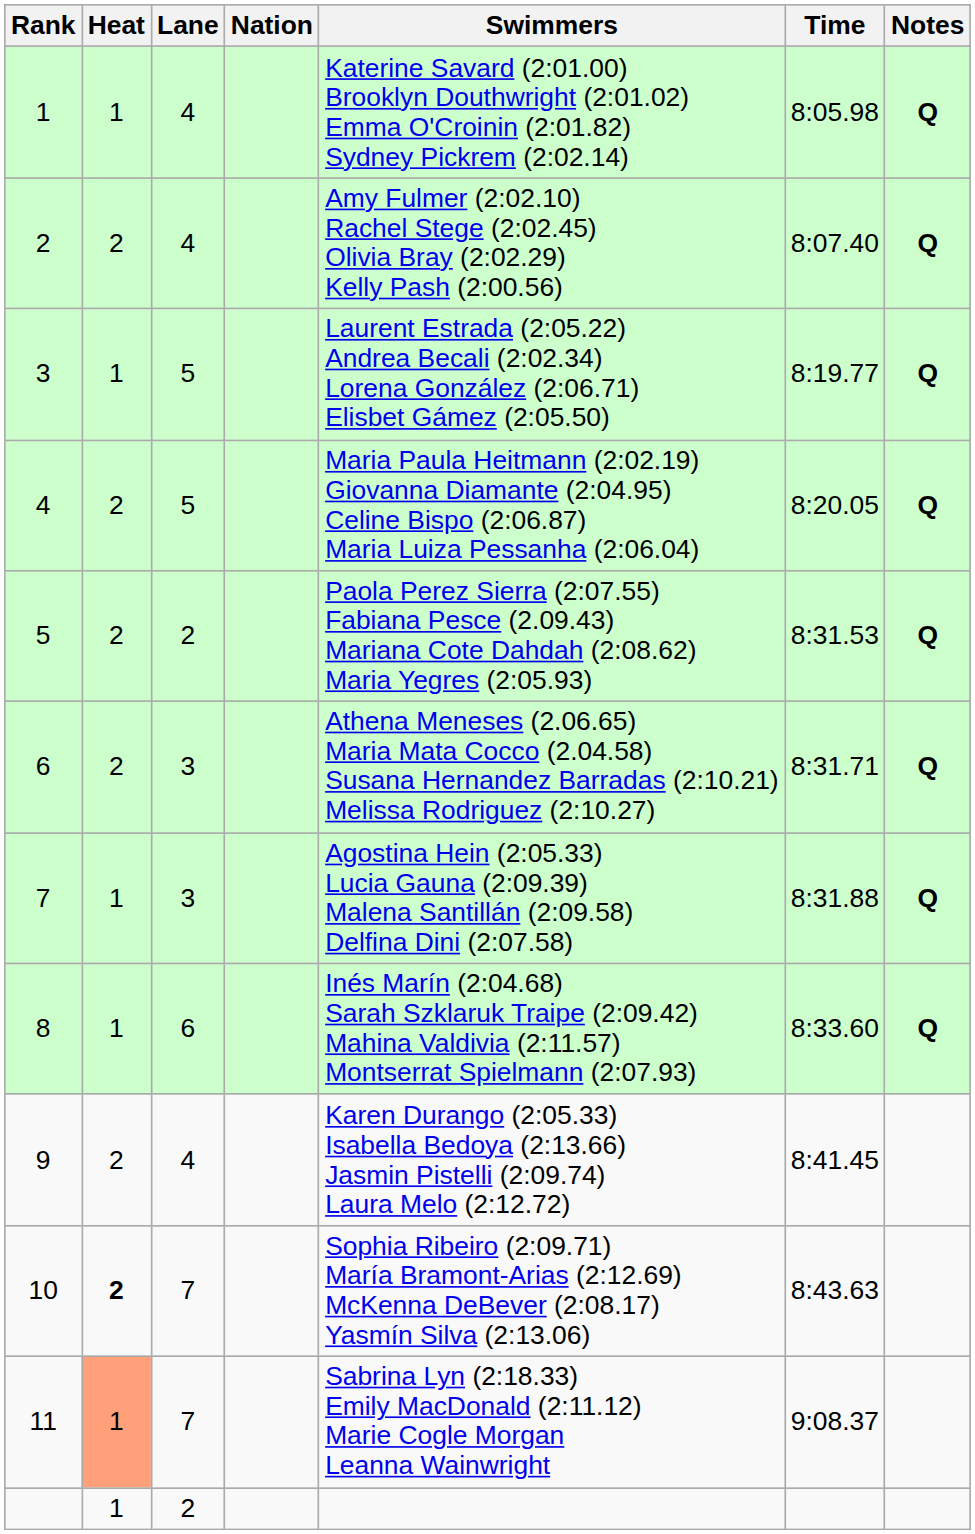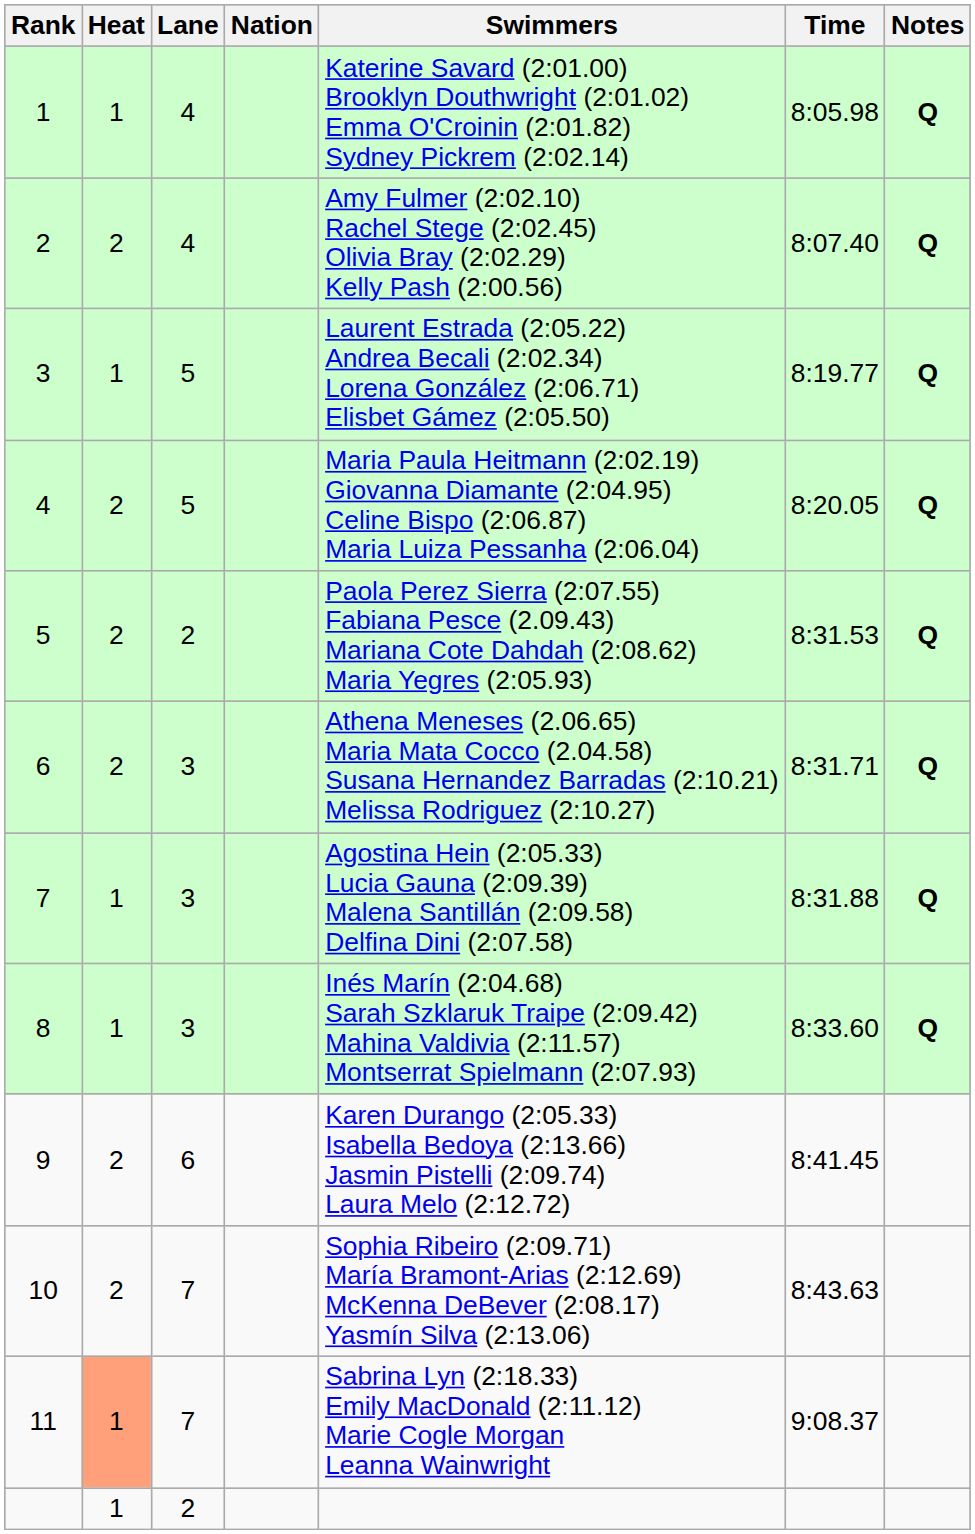(188, 1028) 6 -> (188, 1028) 3
(188, 1159) 4 -> (188, 1159) 6
(116, 1290) bold -> (116, 1290) normal
